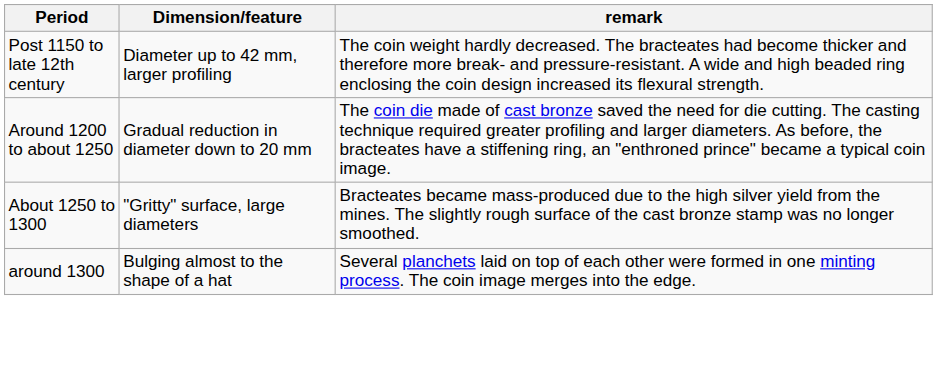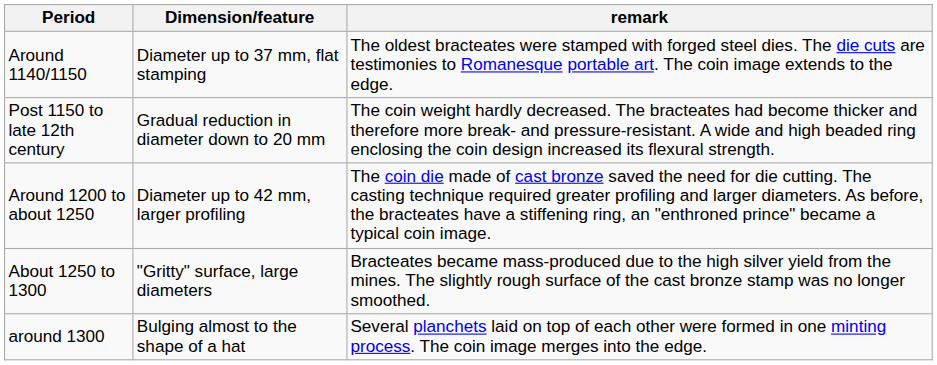+ row: (48, 64)
(210, 64) Diameter up to 42 mm, larger profiling -> (231, 130) Gradual reduction in diameter down to 20 mm
(217, 139) Gradual reduction in diameter down to 20 mm -> (224, 205) Diameter up to 42 mm, larger profiling
